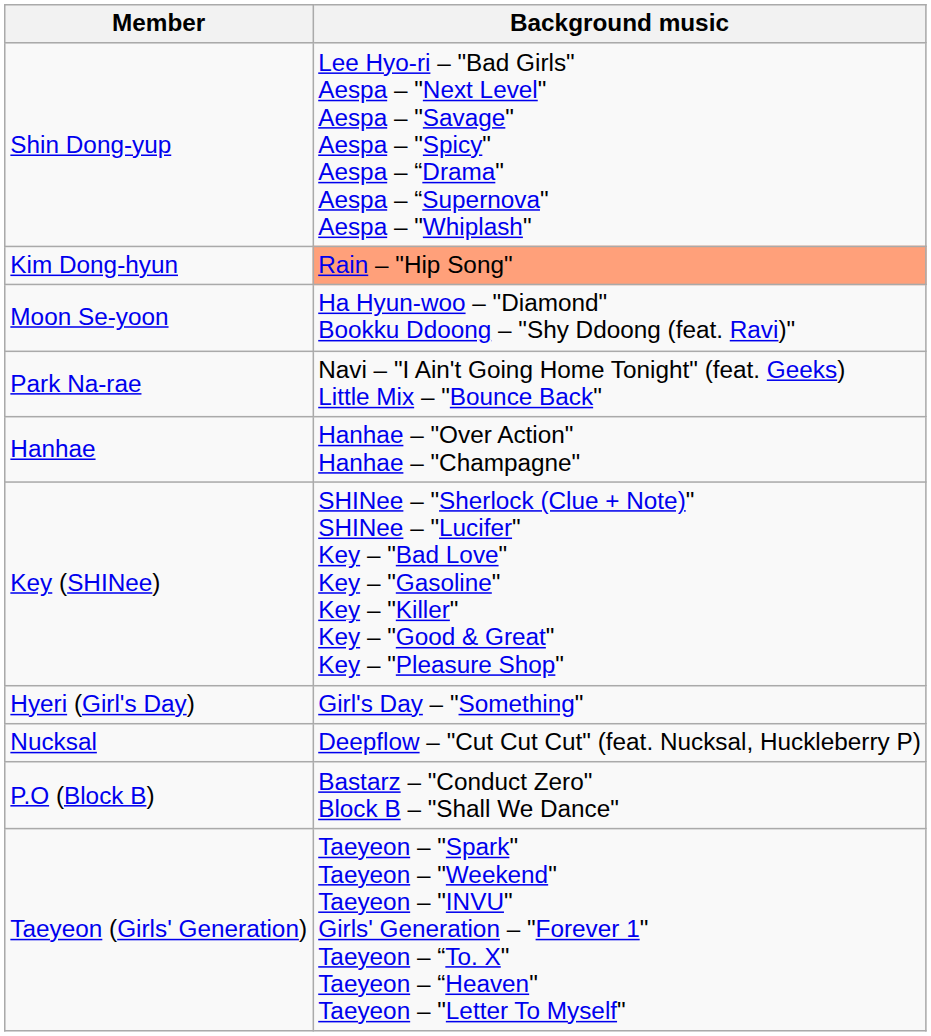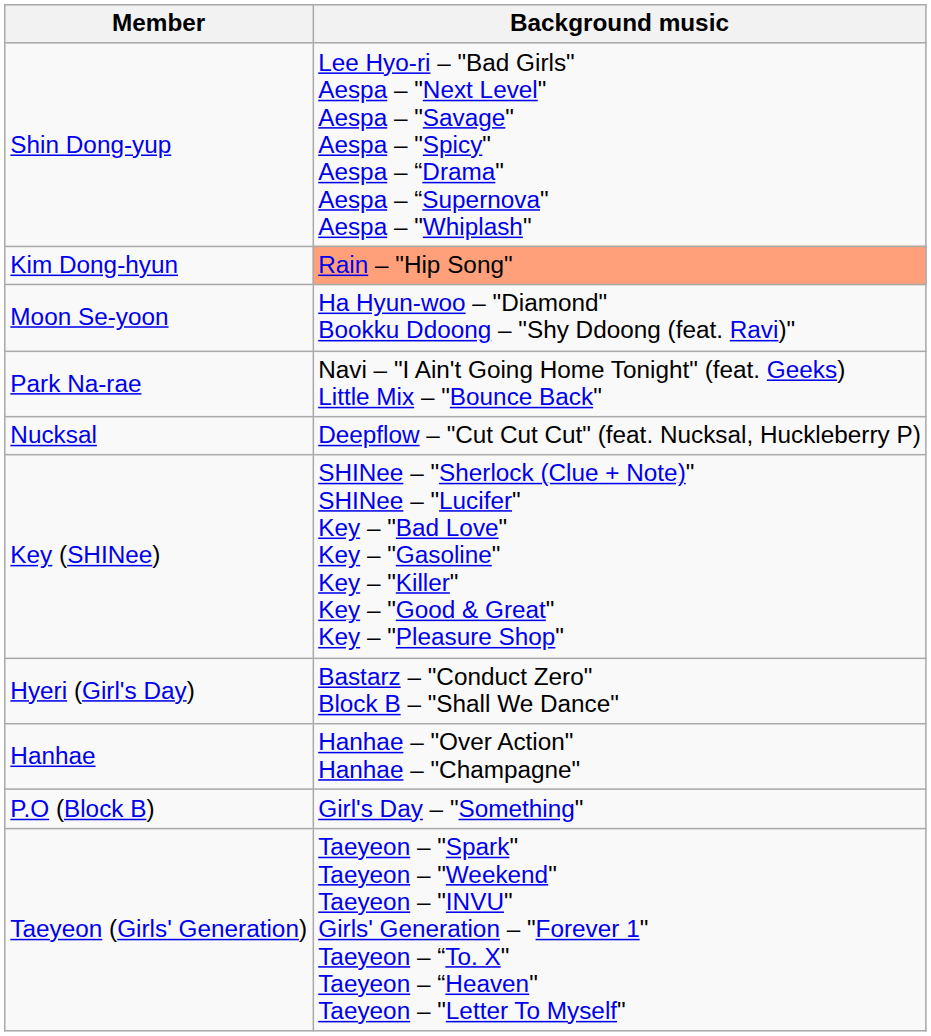rows swapped: (53, 449) <-> (54, 742)
(451, 704) Girl's Day – "Something" -> (469, 690) Bastarz – "Conduct Zero" Block B – "Shall We Dance"
(469, 794) Bastarz – "Conduct Zero" Block B – "Shall We Dance" -> (451, 808) Girl's Day – "Something"
